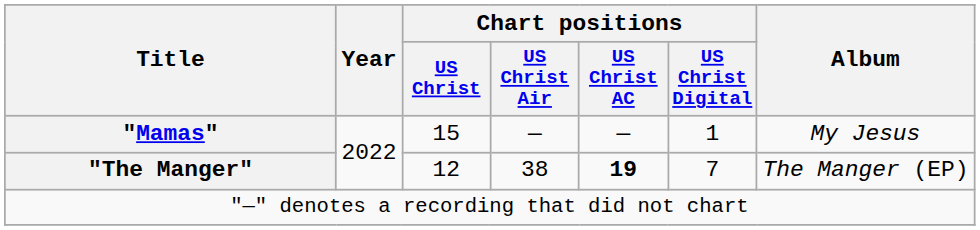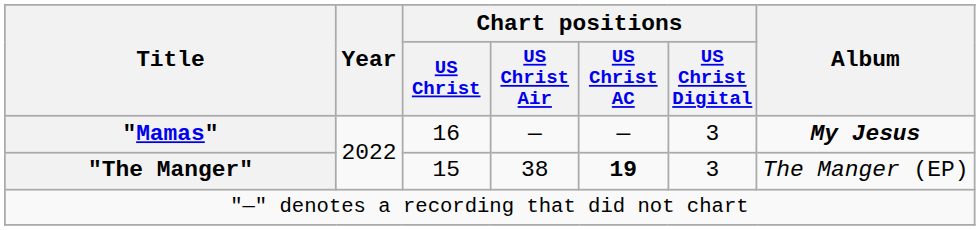(446, 134) 15 -> (446, 134) 16
(712, 134) 1 -> (712, 134) 3
(865, 134) normal -> (865, 134) bold
(446, 171) 12 -> (446, 171) 15
(712, 171) 7 -> (712, 171) 3
